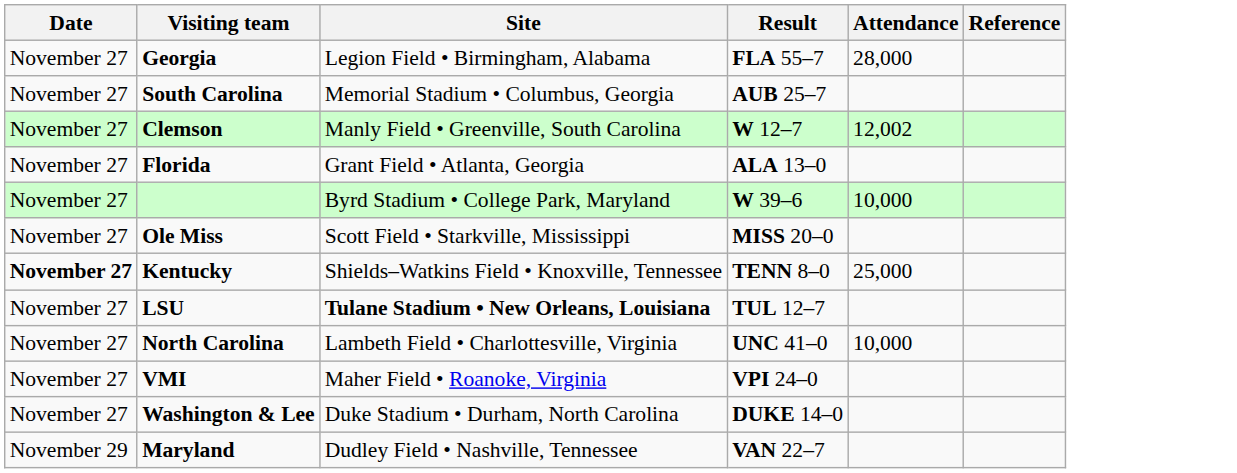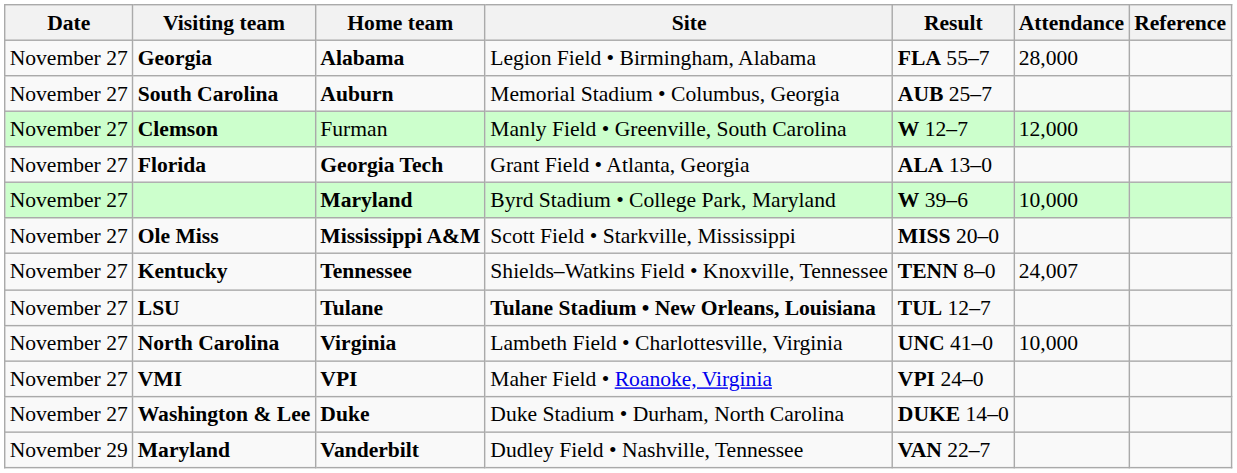+ column: (400, 22)
(883, 129) 12,002 -> (1048, 129) 12,000
(71, 271) bold -> (69, 271) normal
(883, 271) 25,000 -> (1048, 271) 24,007
